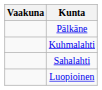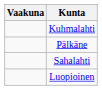rows swapped: (72, 45) <-> (72, 29)
